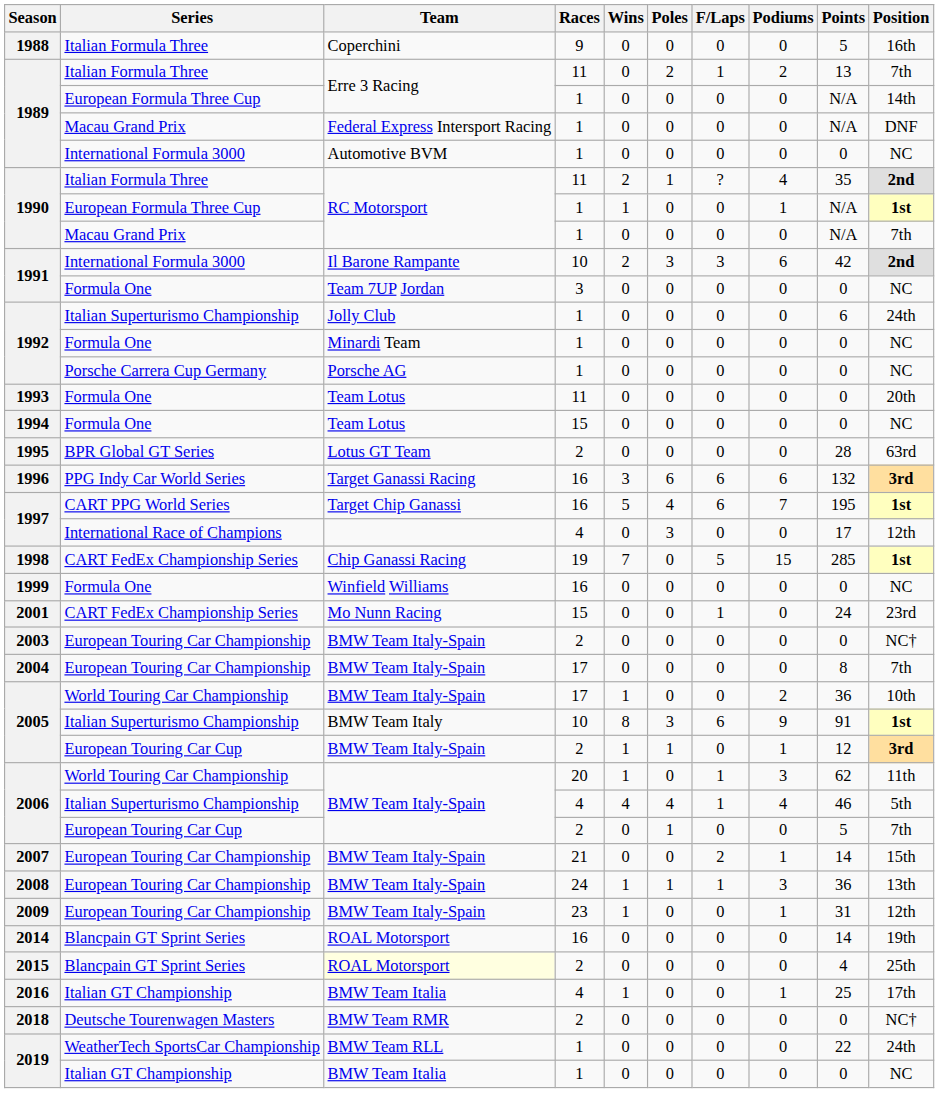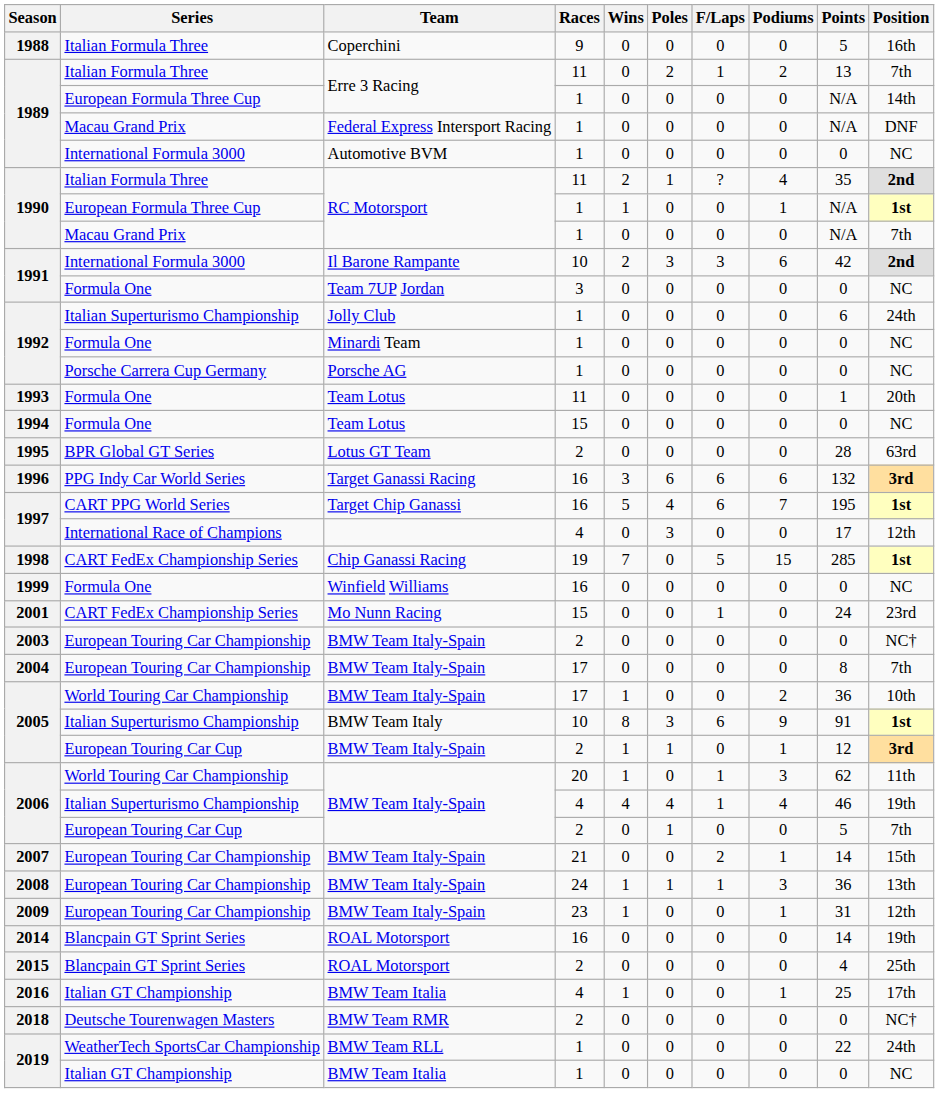(843, 397) 0 -> (843, 397) 1
(901, 803) 5th -> (901, 803) 19th
(389, 966) lightyellow background -> (389, 966) no background
